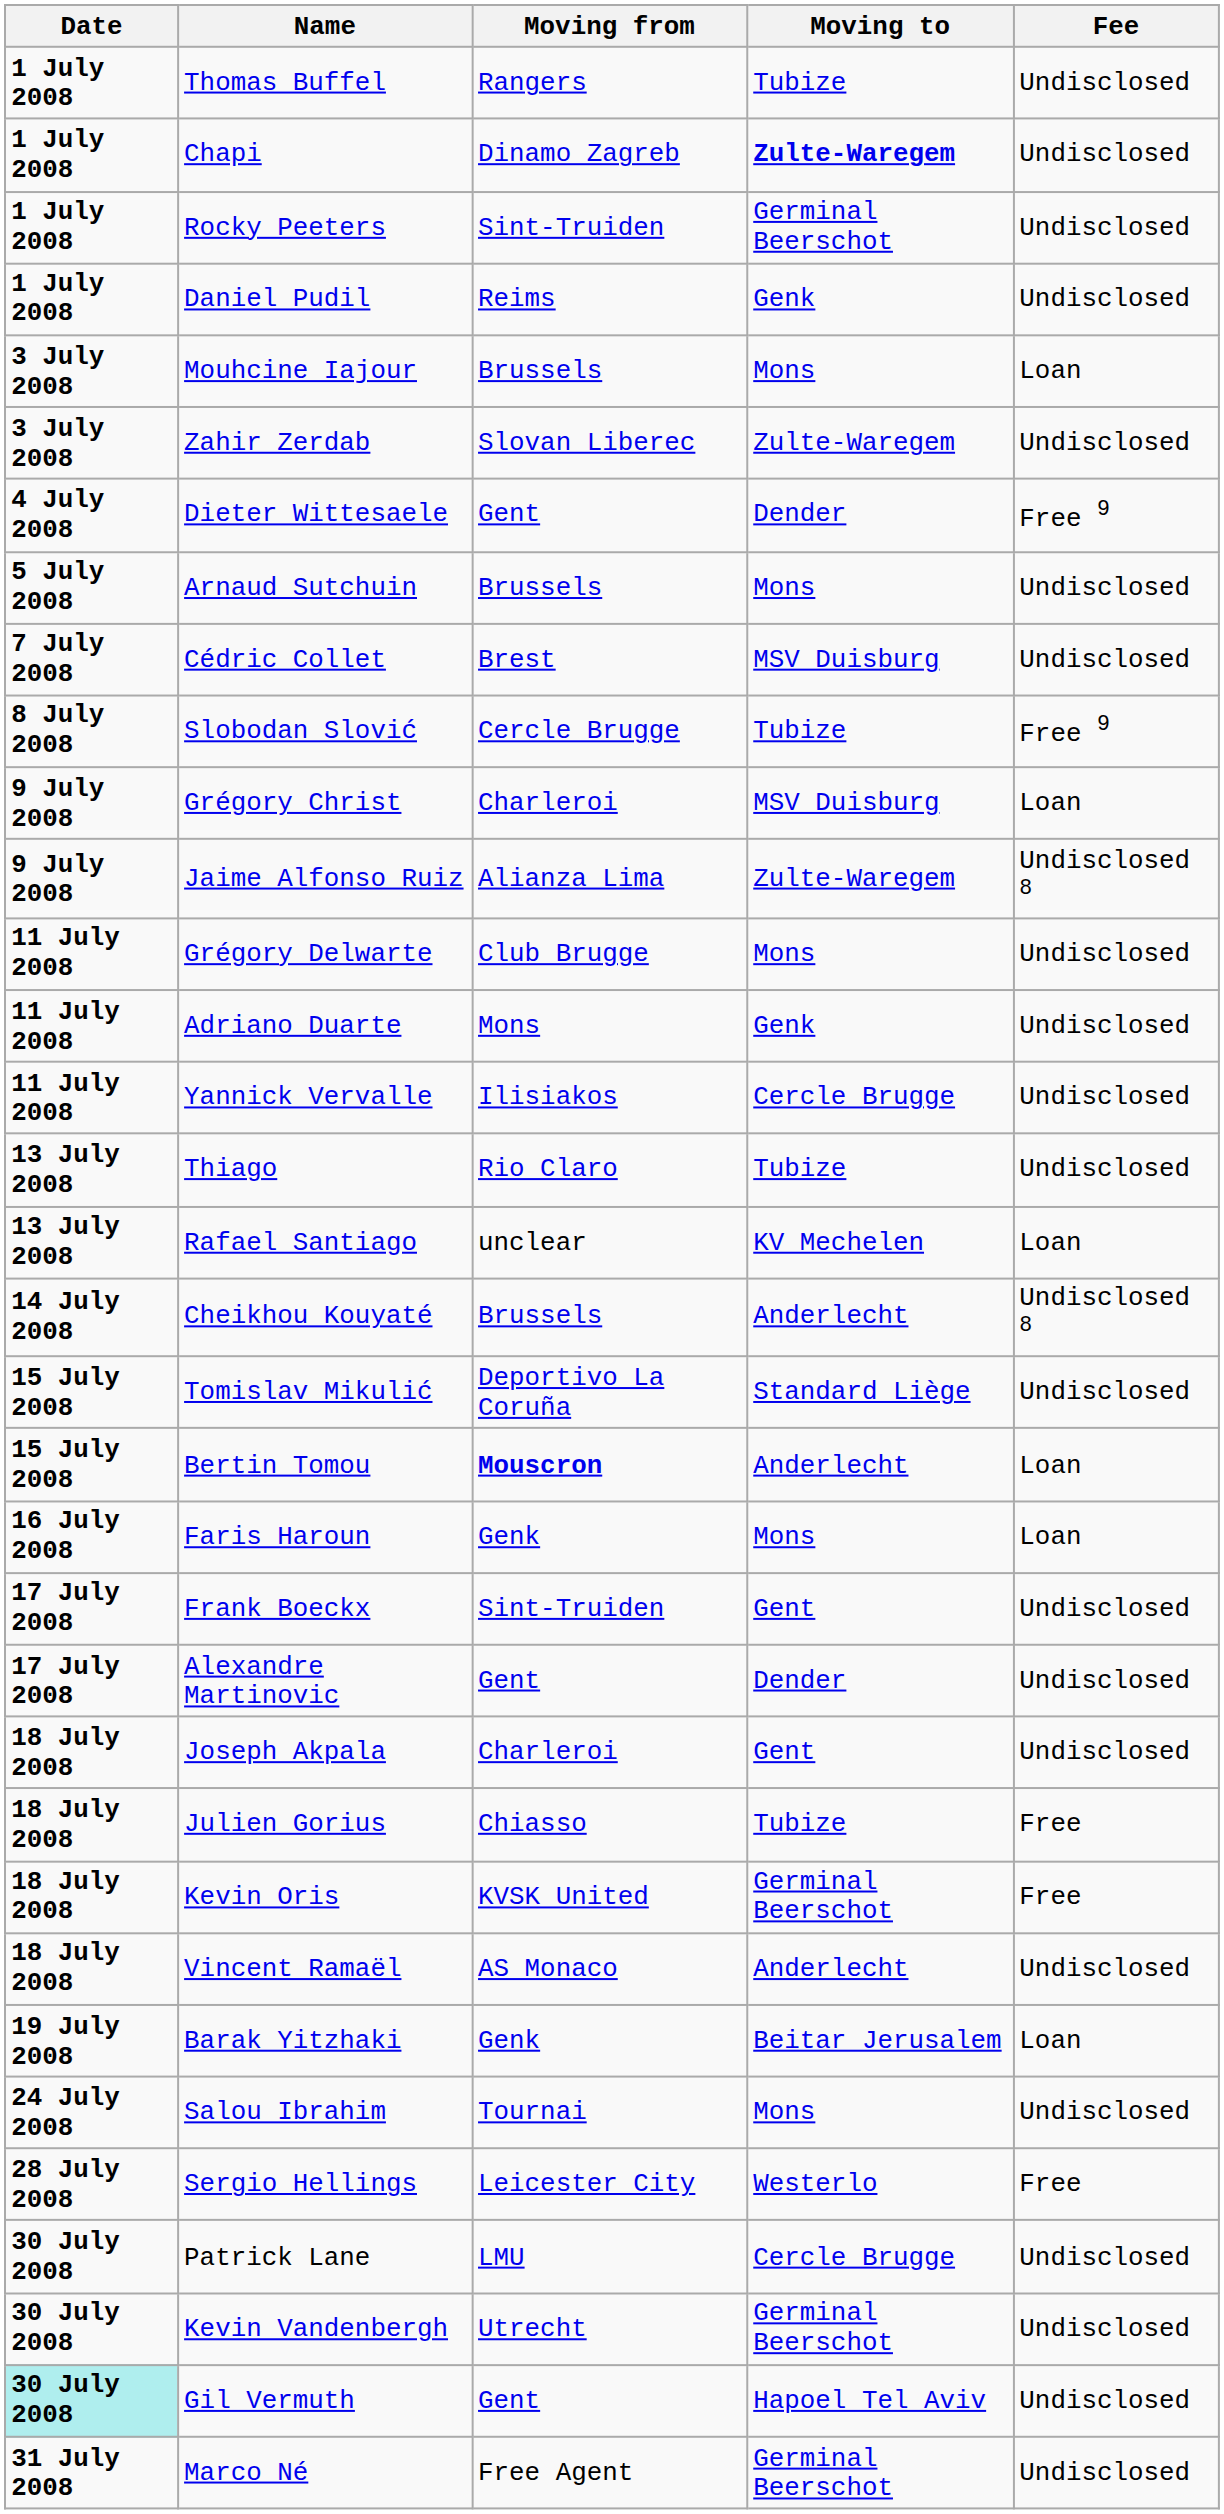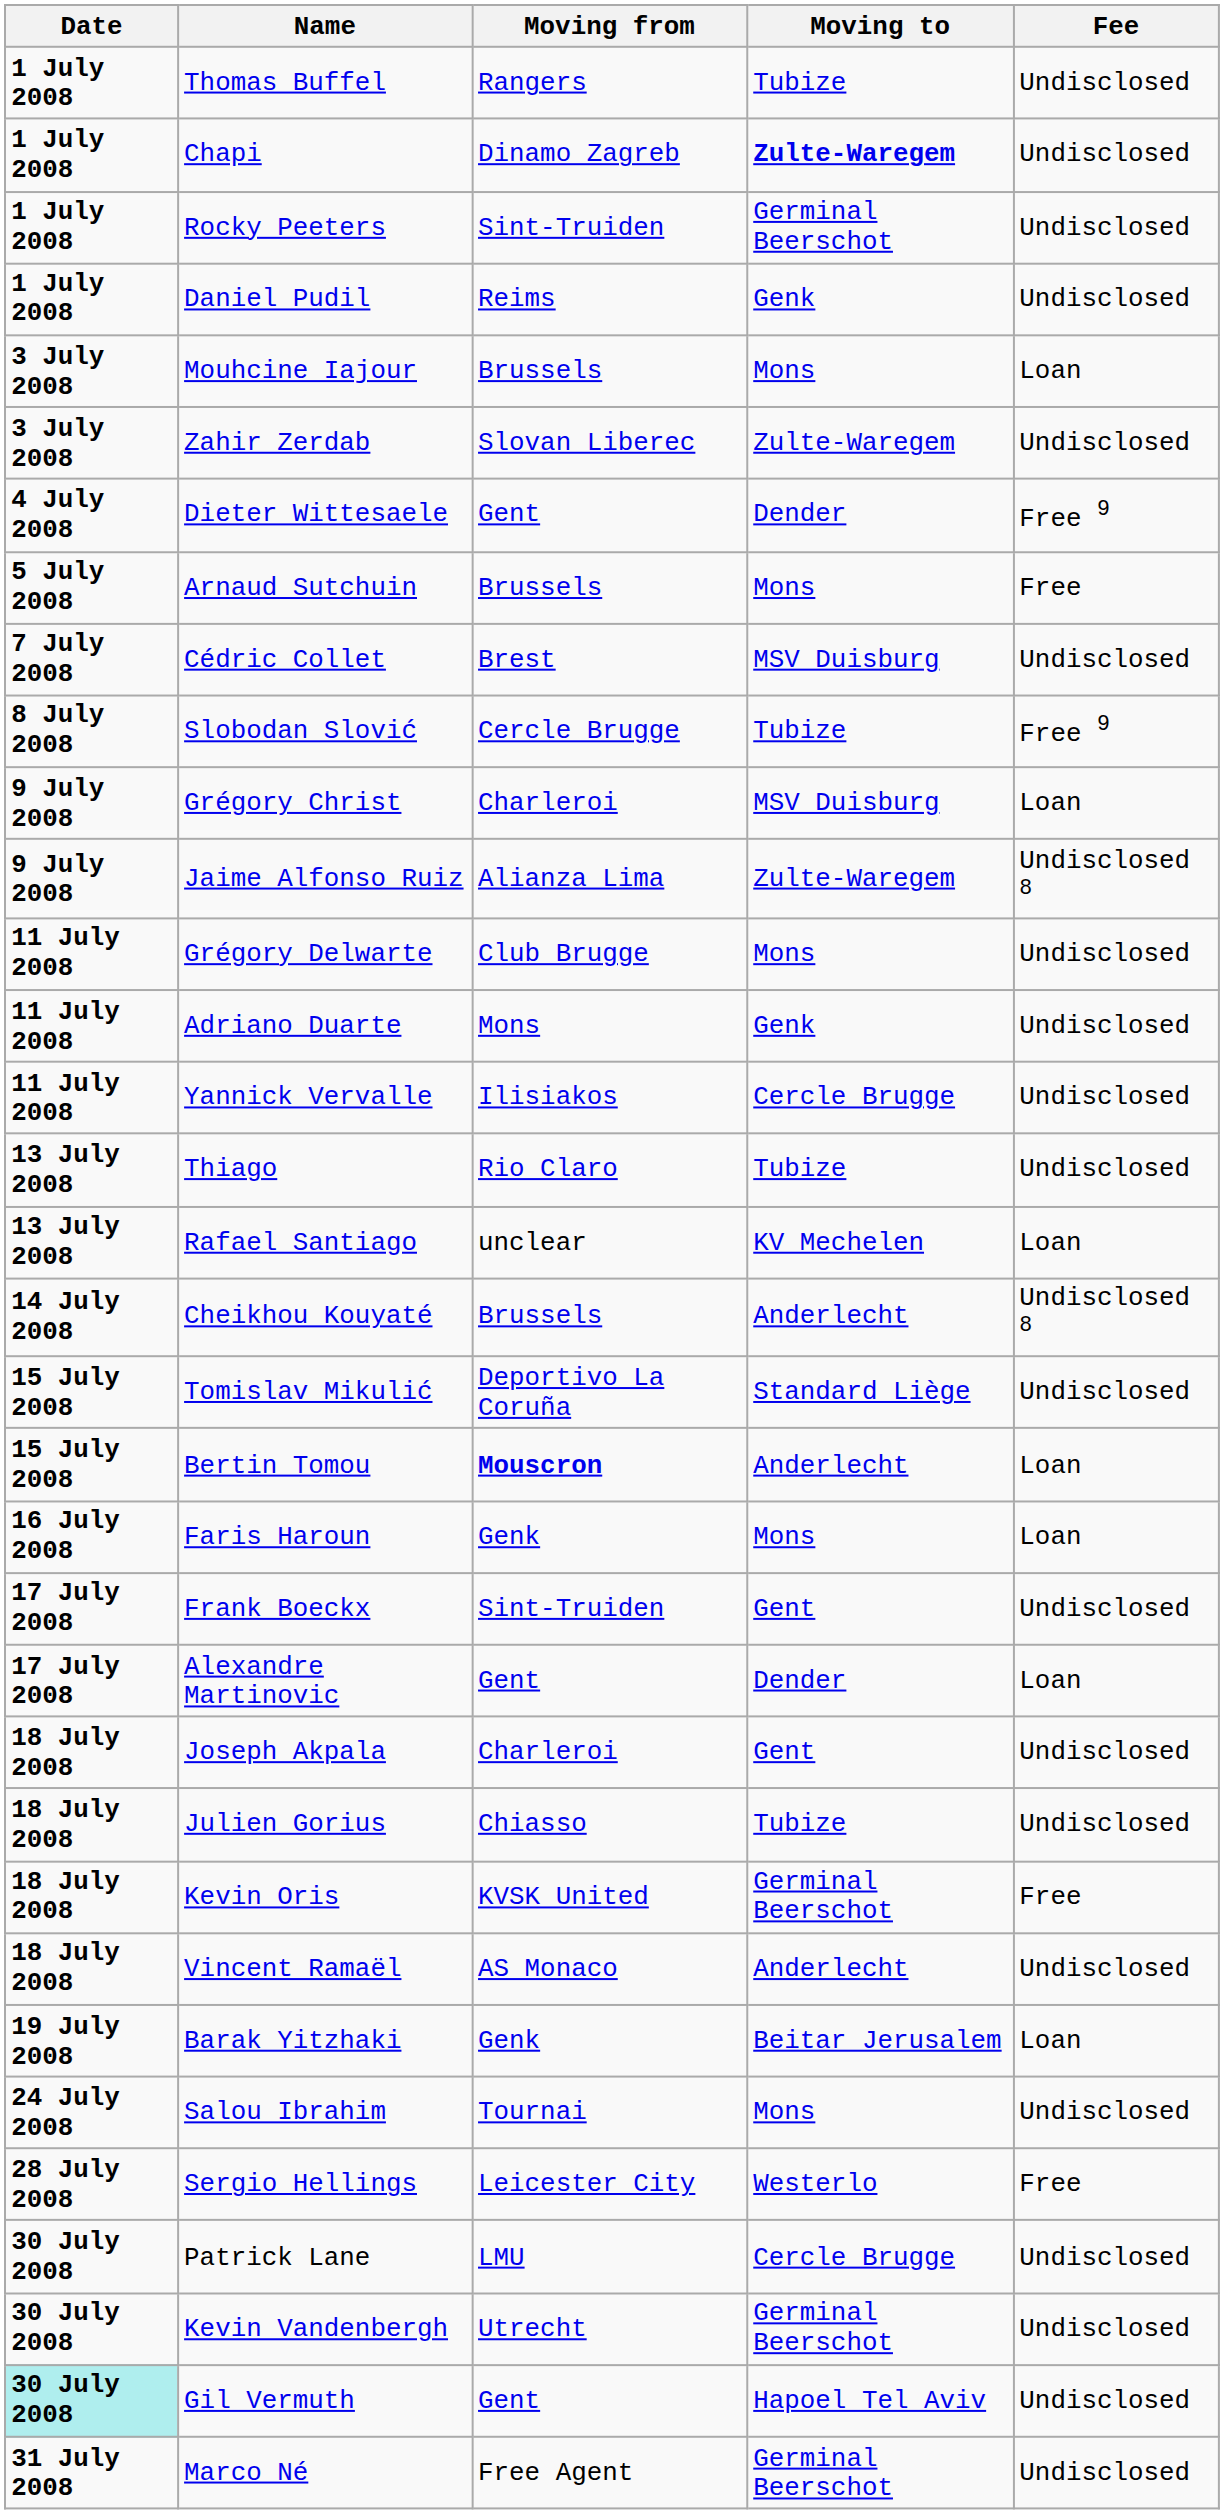(1105, 587) Undisclosed -> (1050, 587) Free
(1105, 1681) Undisclosed -> (1050, 1681) Loan
(1050, 1825) Free -> (1105, 1825) Undisclosed
